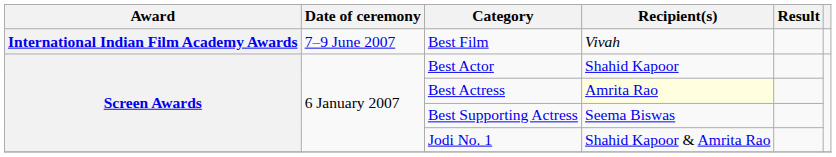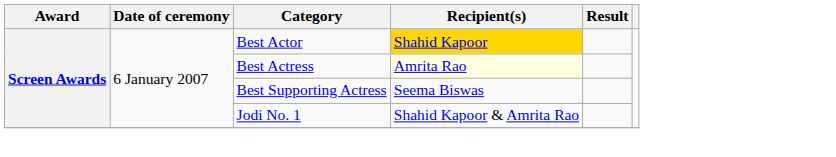- row: (458, 41)
(632, 66) no background -> (441, 41) gold background
